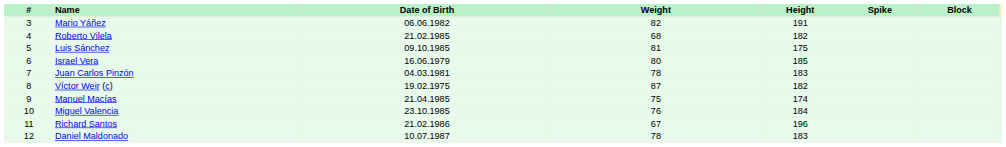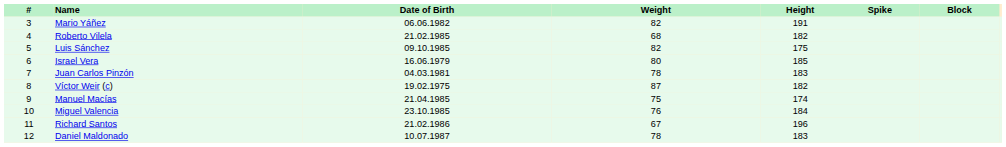(656, 48) 81 -> (656, 48) 82
